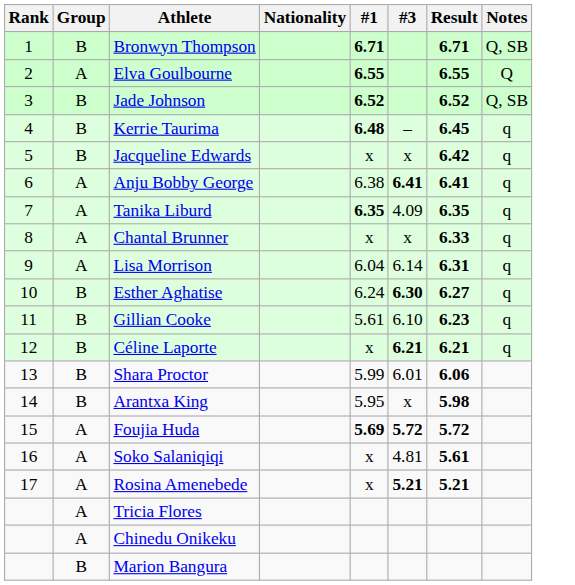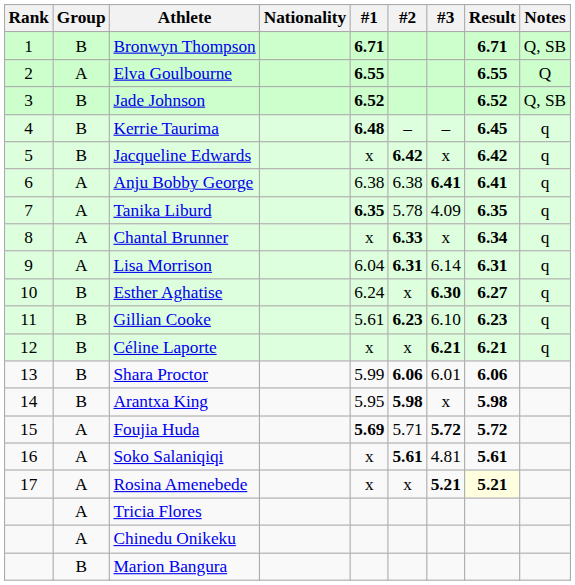+ column: (408, 18)
(454, 237) 6.33 -> (492, 237) 6.34
(454, 484) no background -> (492, 484) lightyellow background
